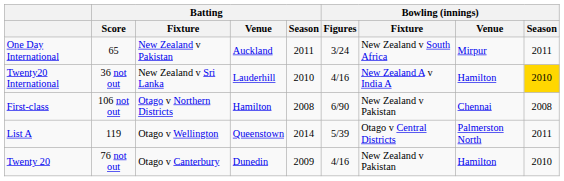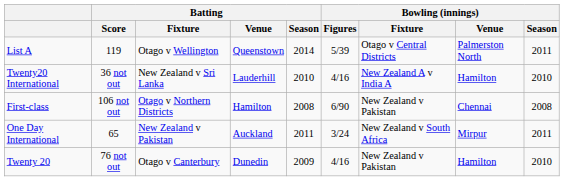rows swapped: (33, 50) <-> (19, 134)
(542, 78) gold background -> (542, 78) no background
